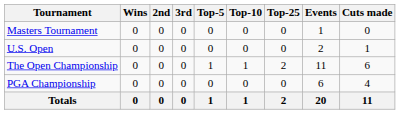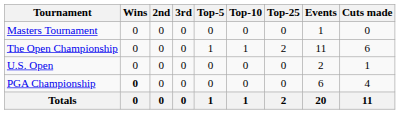rows swapped: (30, 48) <-> (62, 65)
(135, 83) normal -> (135, 83) bold
